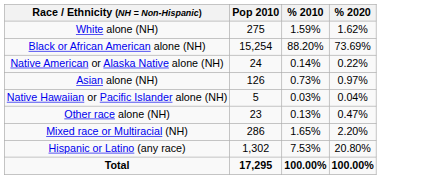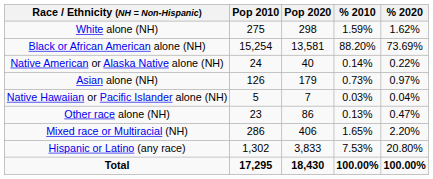+ column: (308, 13)
